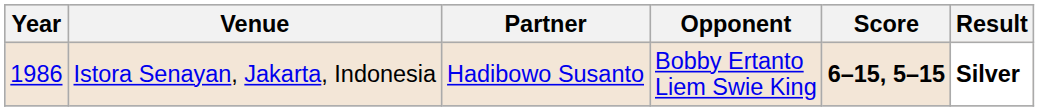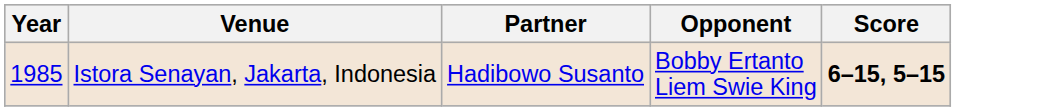- column: (992, 24)
(36, 74) 1986 -> (36, 74) 1985
